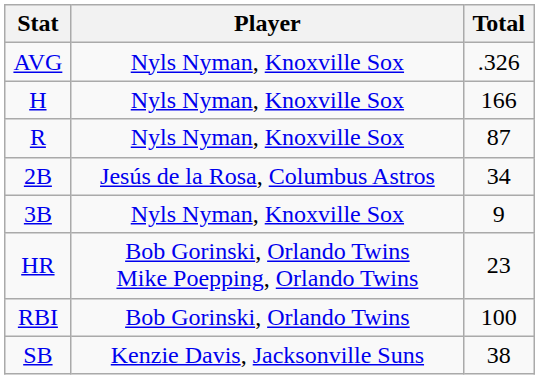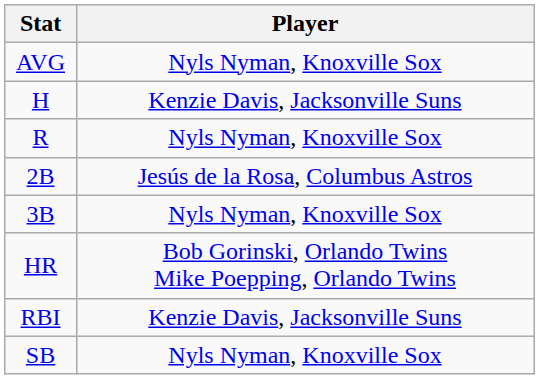- column: (499, 23)
(267, 99) Nyls Nyman, Knoxville Sox -> (305, 99) Kenzie Davis, Jacksonville Suns
(267, 316) Bob Gorinski, Orlando Twins -> (305, 316) Kenzie Davis, Jacksonville Suns
(267, 355) Kenzie Davis, Jacksonville Suns -> (305, 355) Nyls Nyman, Knoxville Sox
